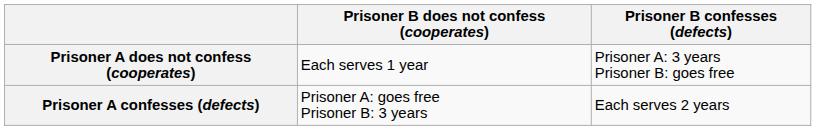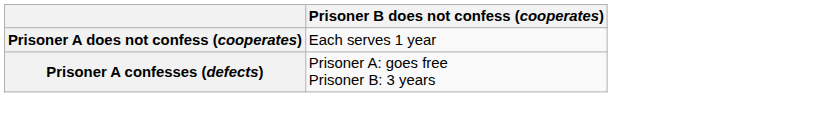- column: (701, 24)
